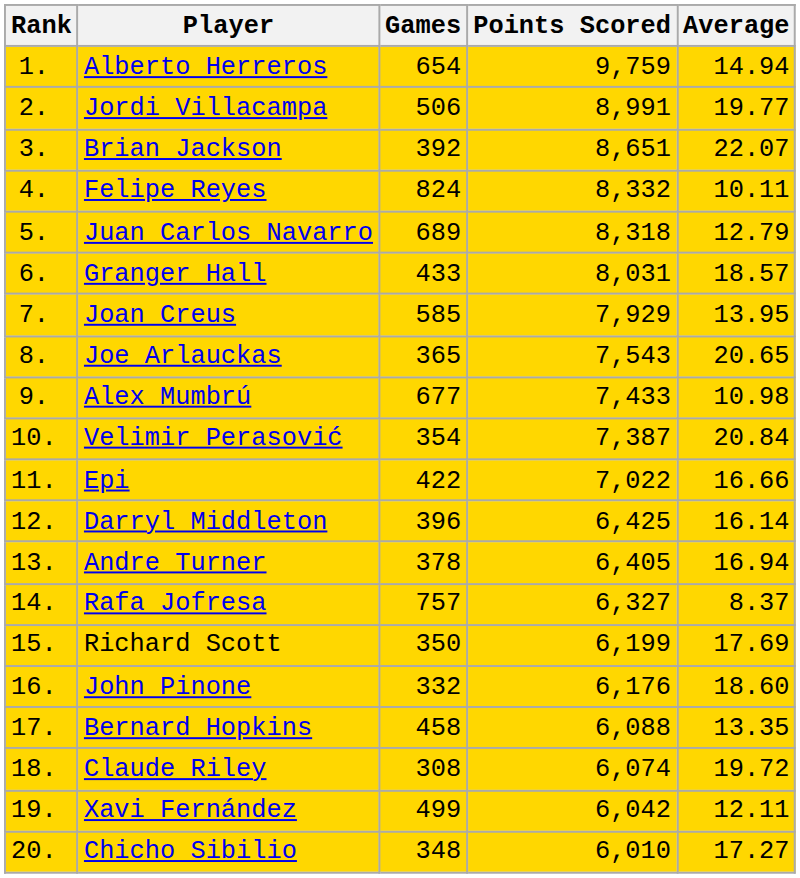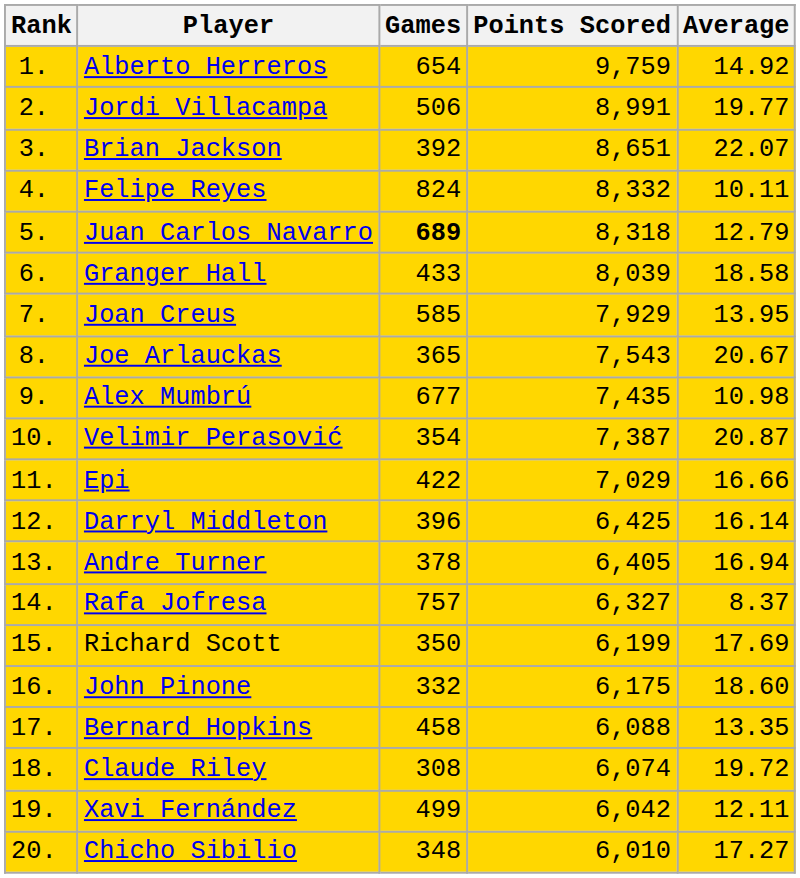(744, 67) 14.94 -> (744, 67) 14.92
(431, 232) normal -> (431, 232) bold
(625, 274) 8,031 -> (625, 274) 8,039
(744, 274) 18.57 -> (744, 274) 18.58
(744, 356) 20.65 -> (744, 356) 20.67
(625, 397) 7,433 -> (625, 397) 7,435
(744, 439) 20.84 -> (744, 439) 20.87
(625, 480) 7,022 -> (625, 480) 7,029
(625, 687) 6,176 -> (625, 687) 6,175
